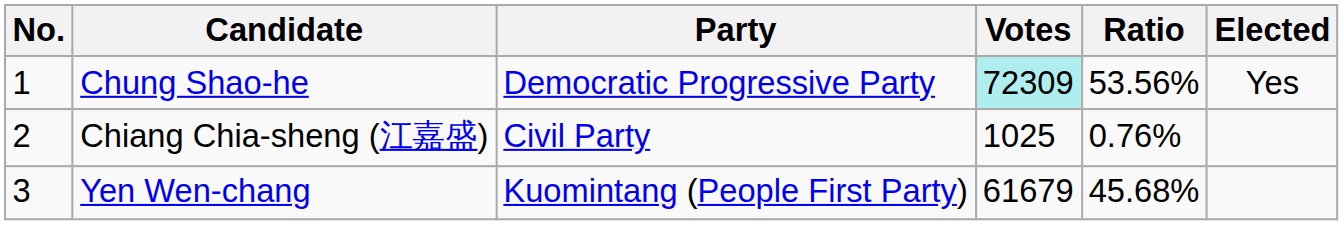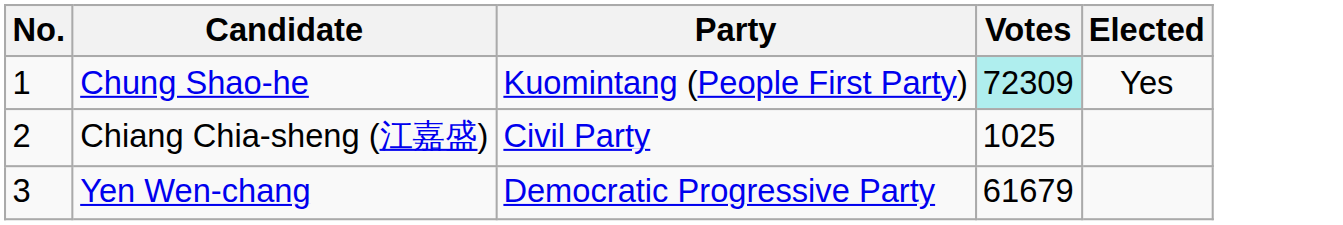- column: (1144, 30)
(719, 82) Democratic Progressive Party -> (736, 82) Kuomintang (People First Party)
(736, 191) Kuomintang (People First Party) -> (719, 191) Democratic Progressive Party
